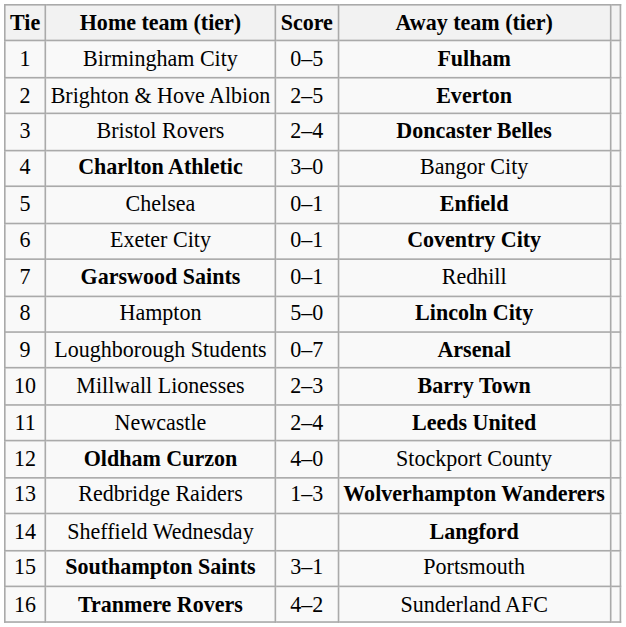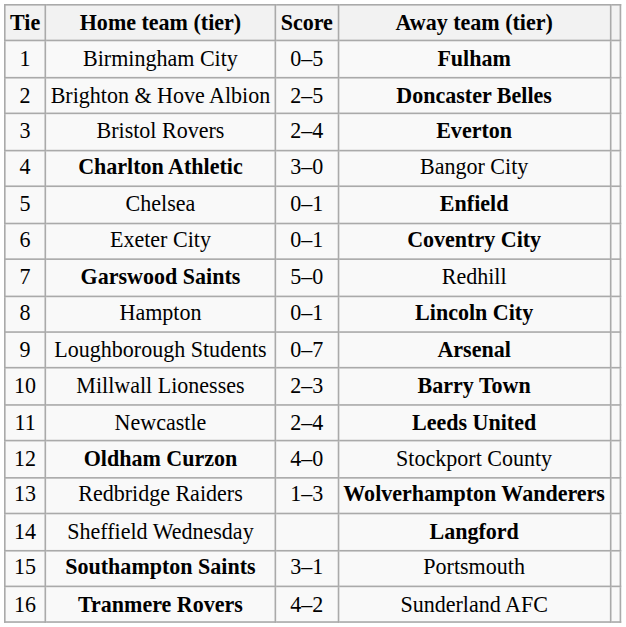(474, 94) Everton -> (474, 94) Doncaster Belles
(474, 131) Doncaster Belles -> (474, 131) Everton
(307, 276) 0–1 -> (307, 276) 5–0
(307, 313) 5–0 -> (307, 313) 0–1
